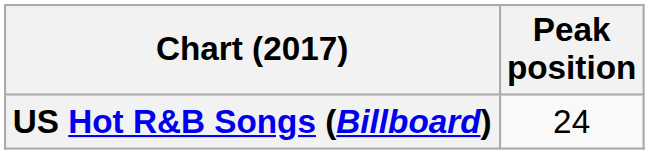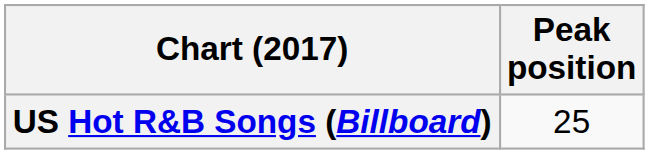(572, 121) 24 -> (572, 121) 25
